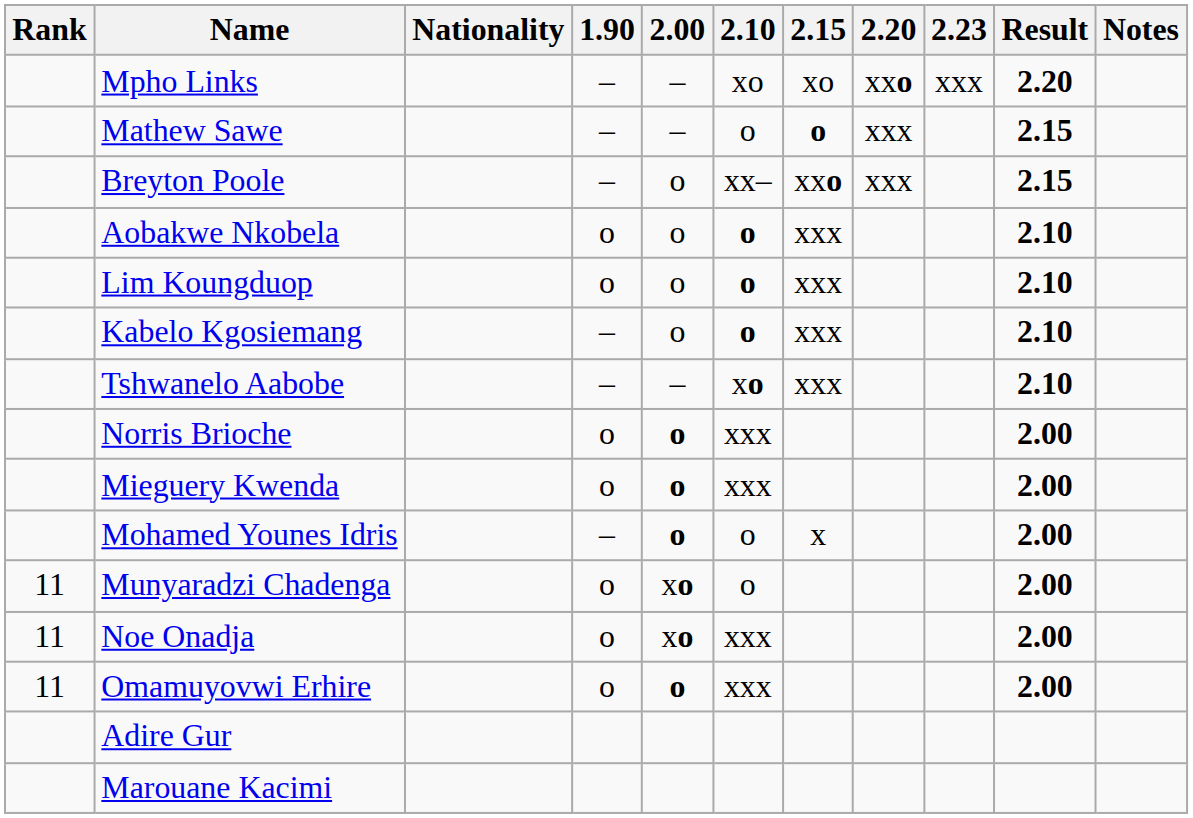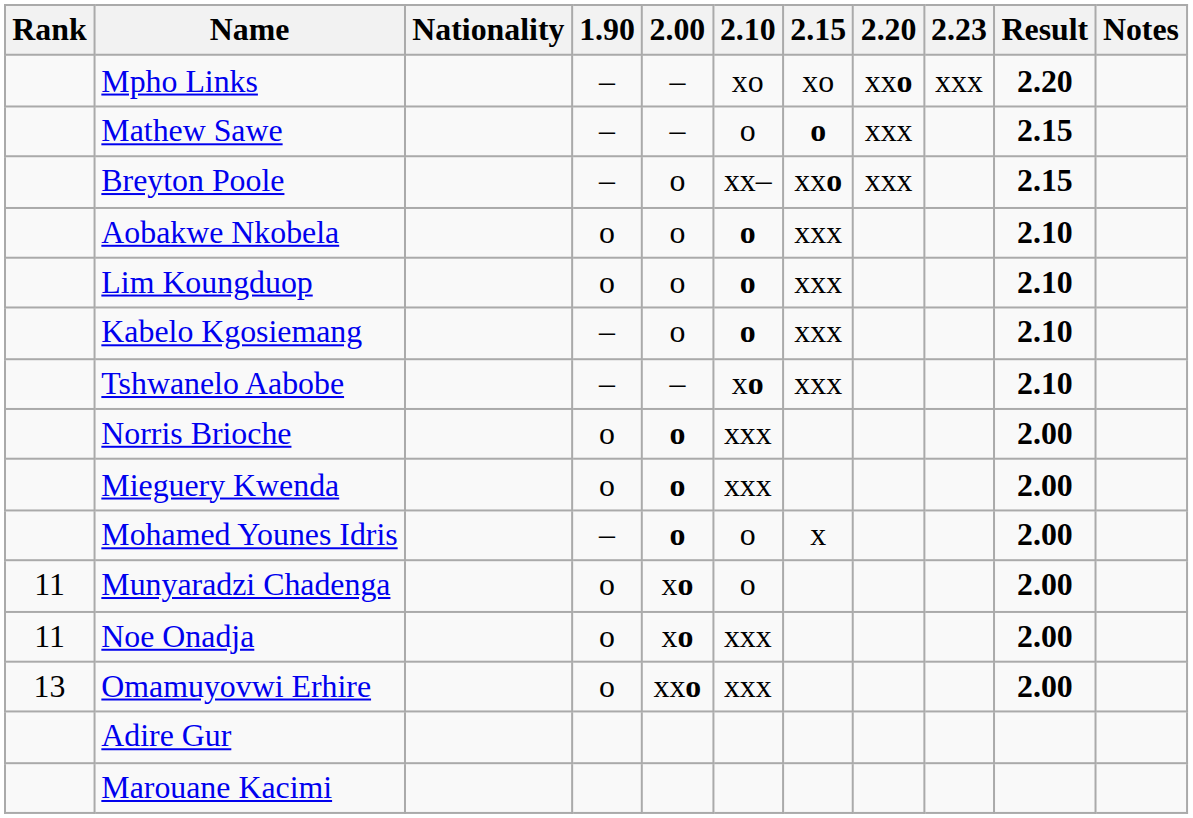(49, 686) 11 -> (49, 686) 13
(677, 686) o -> (677, 686) xxo
